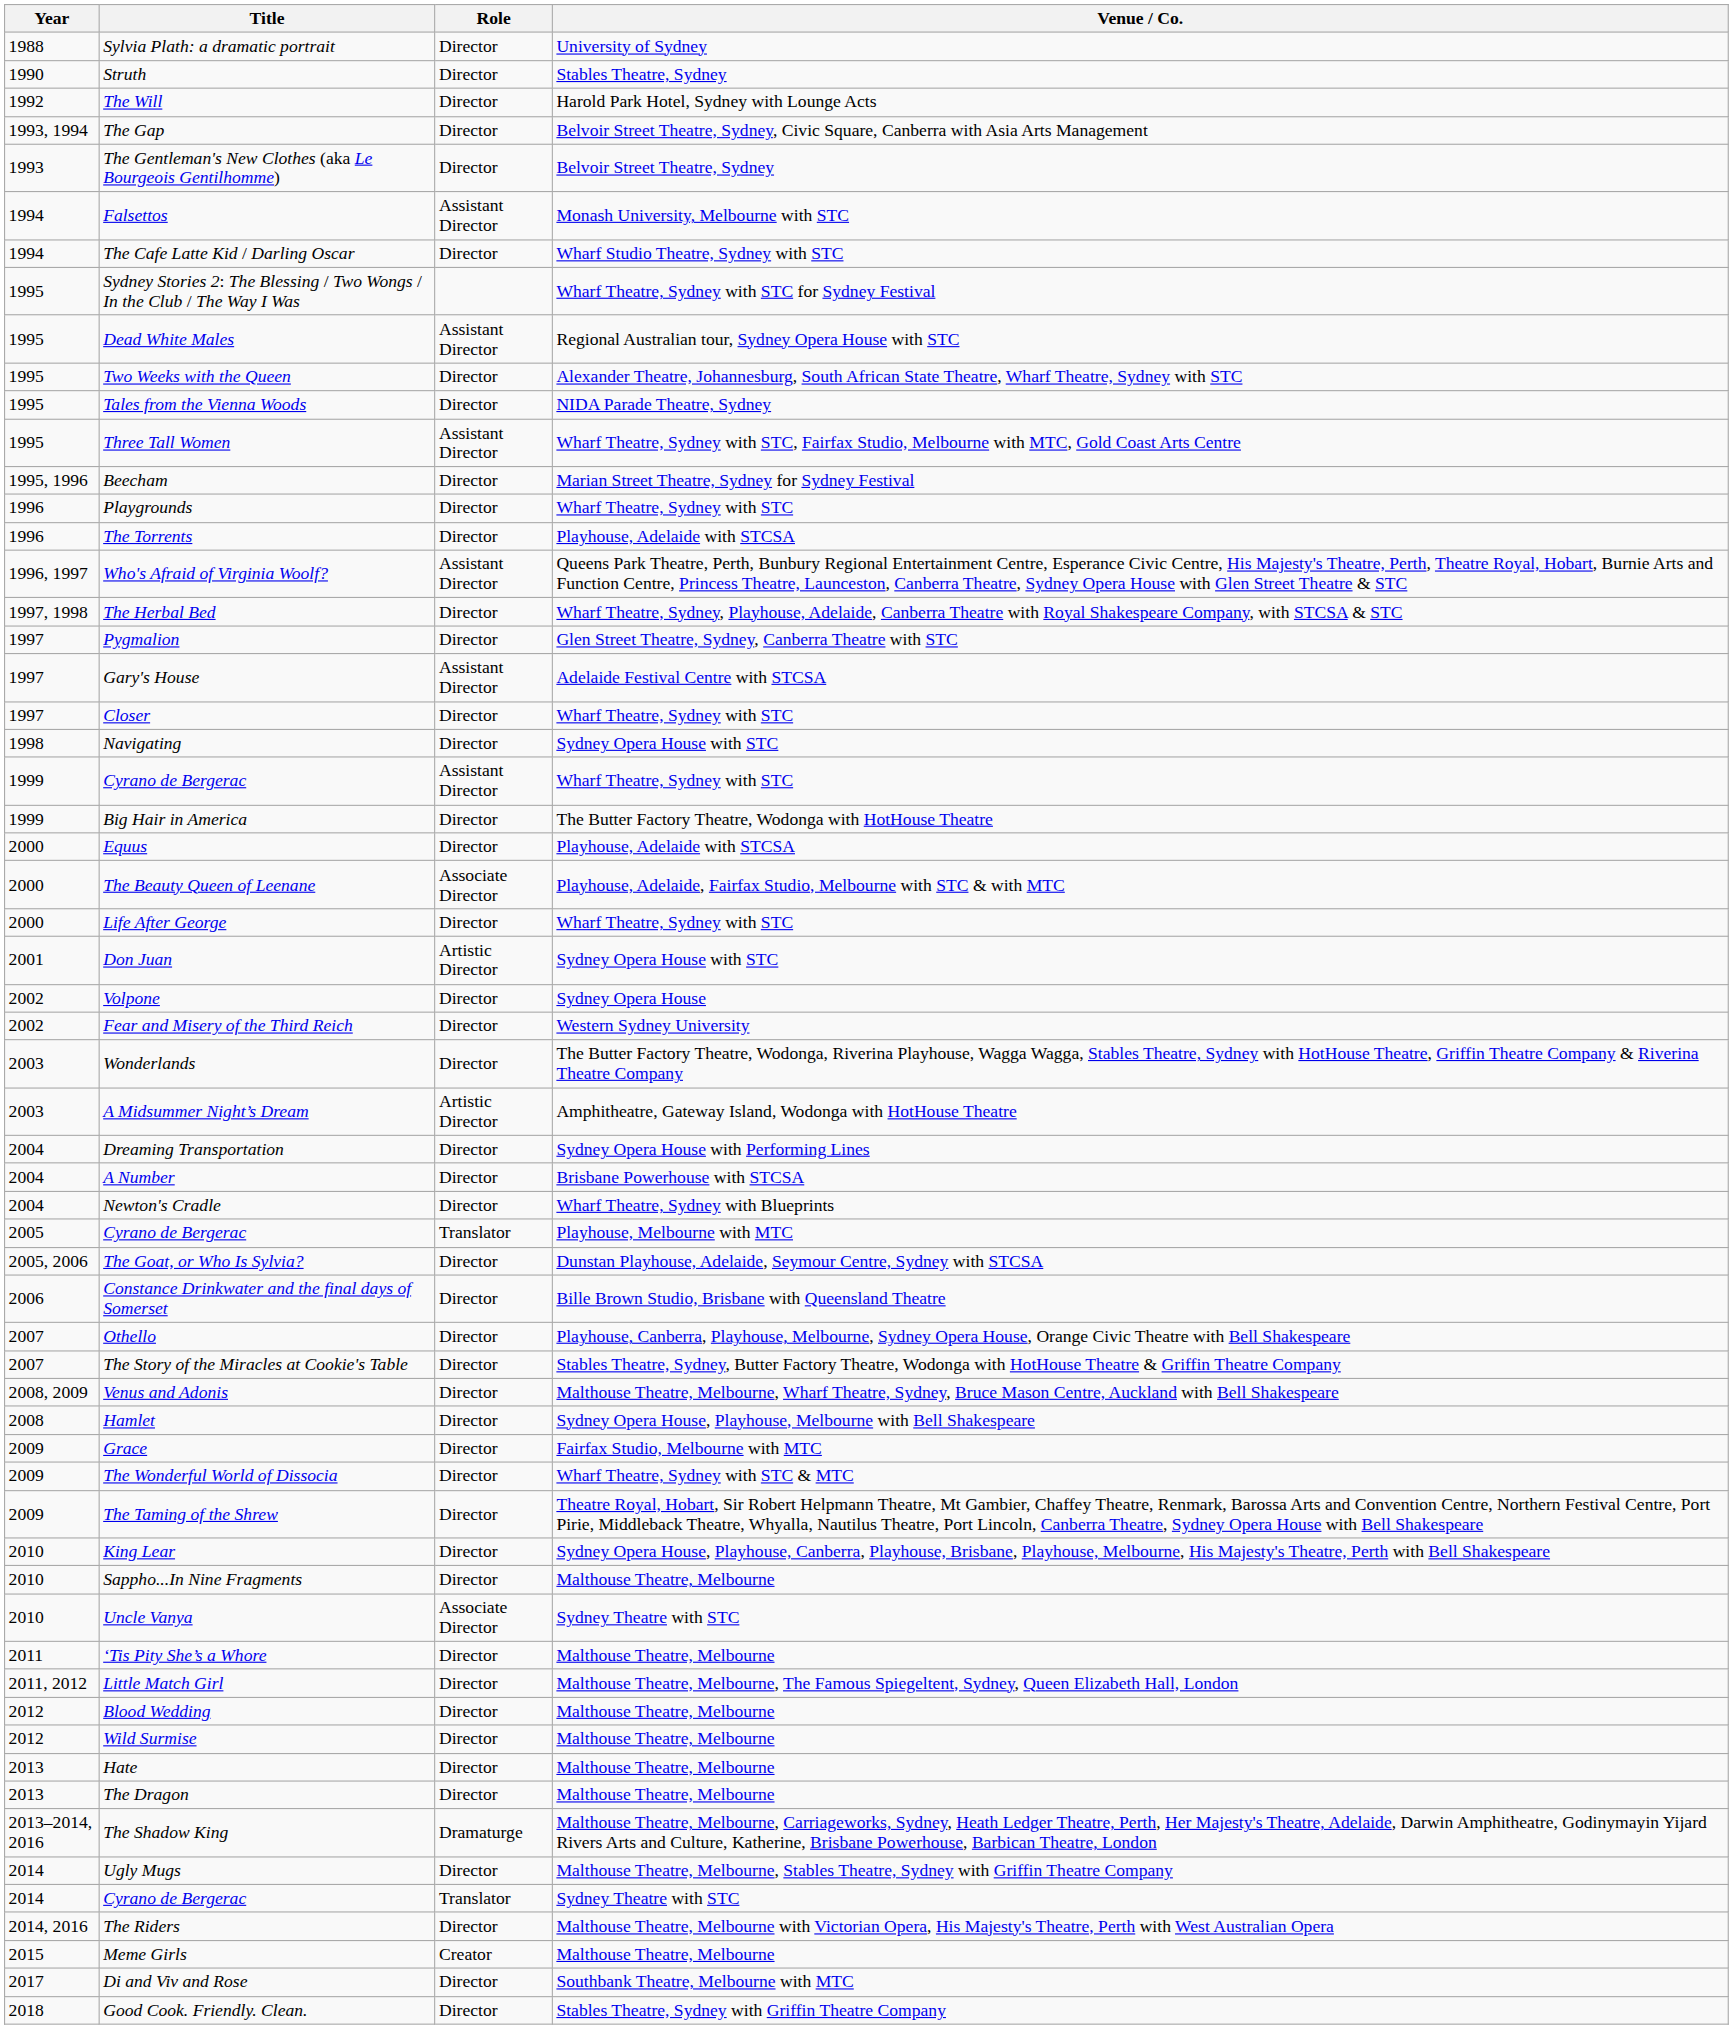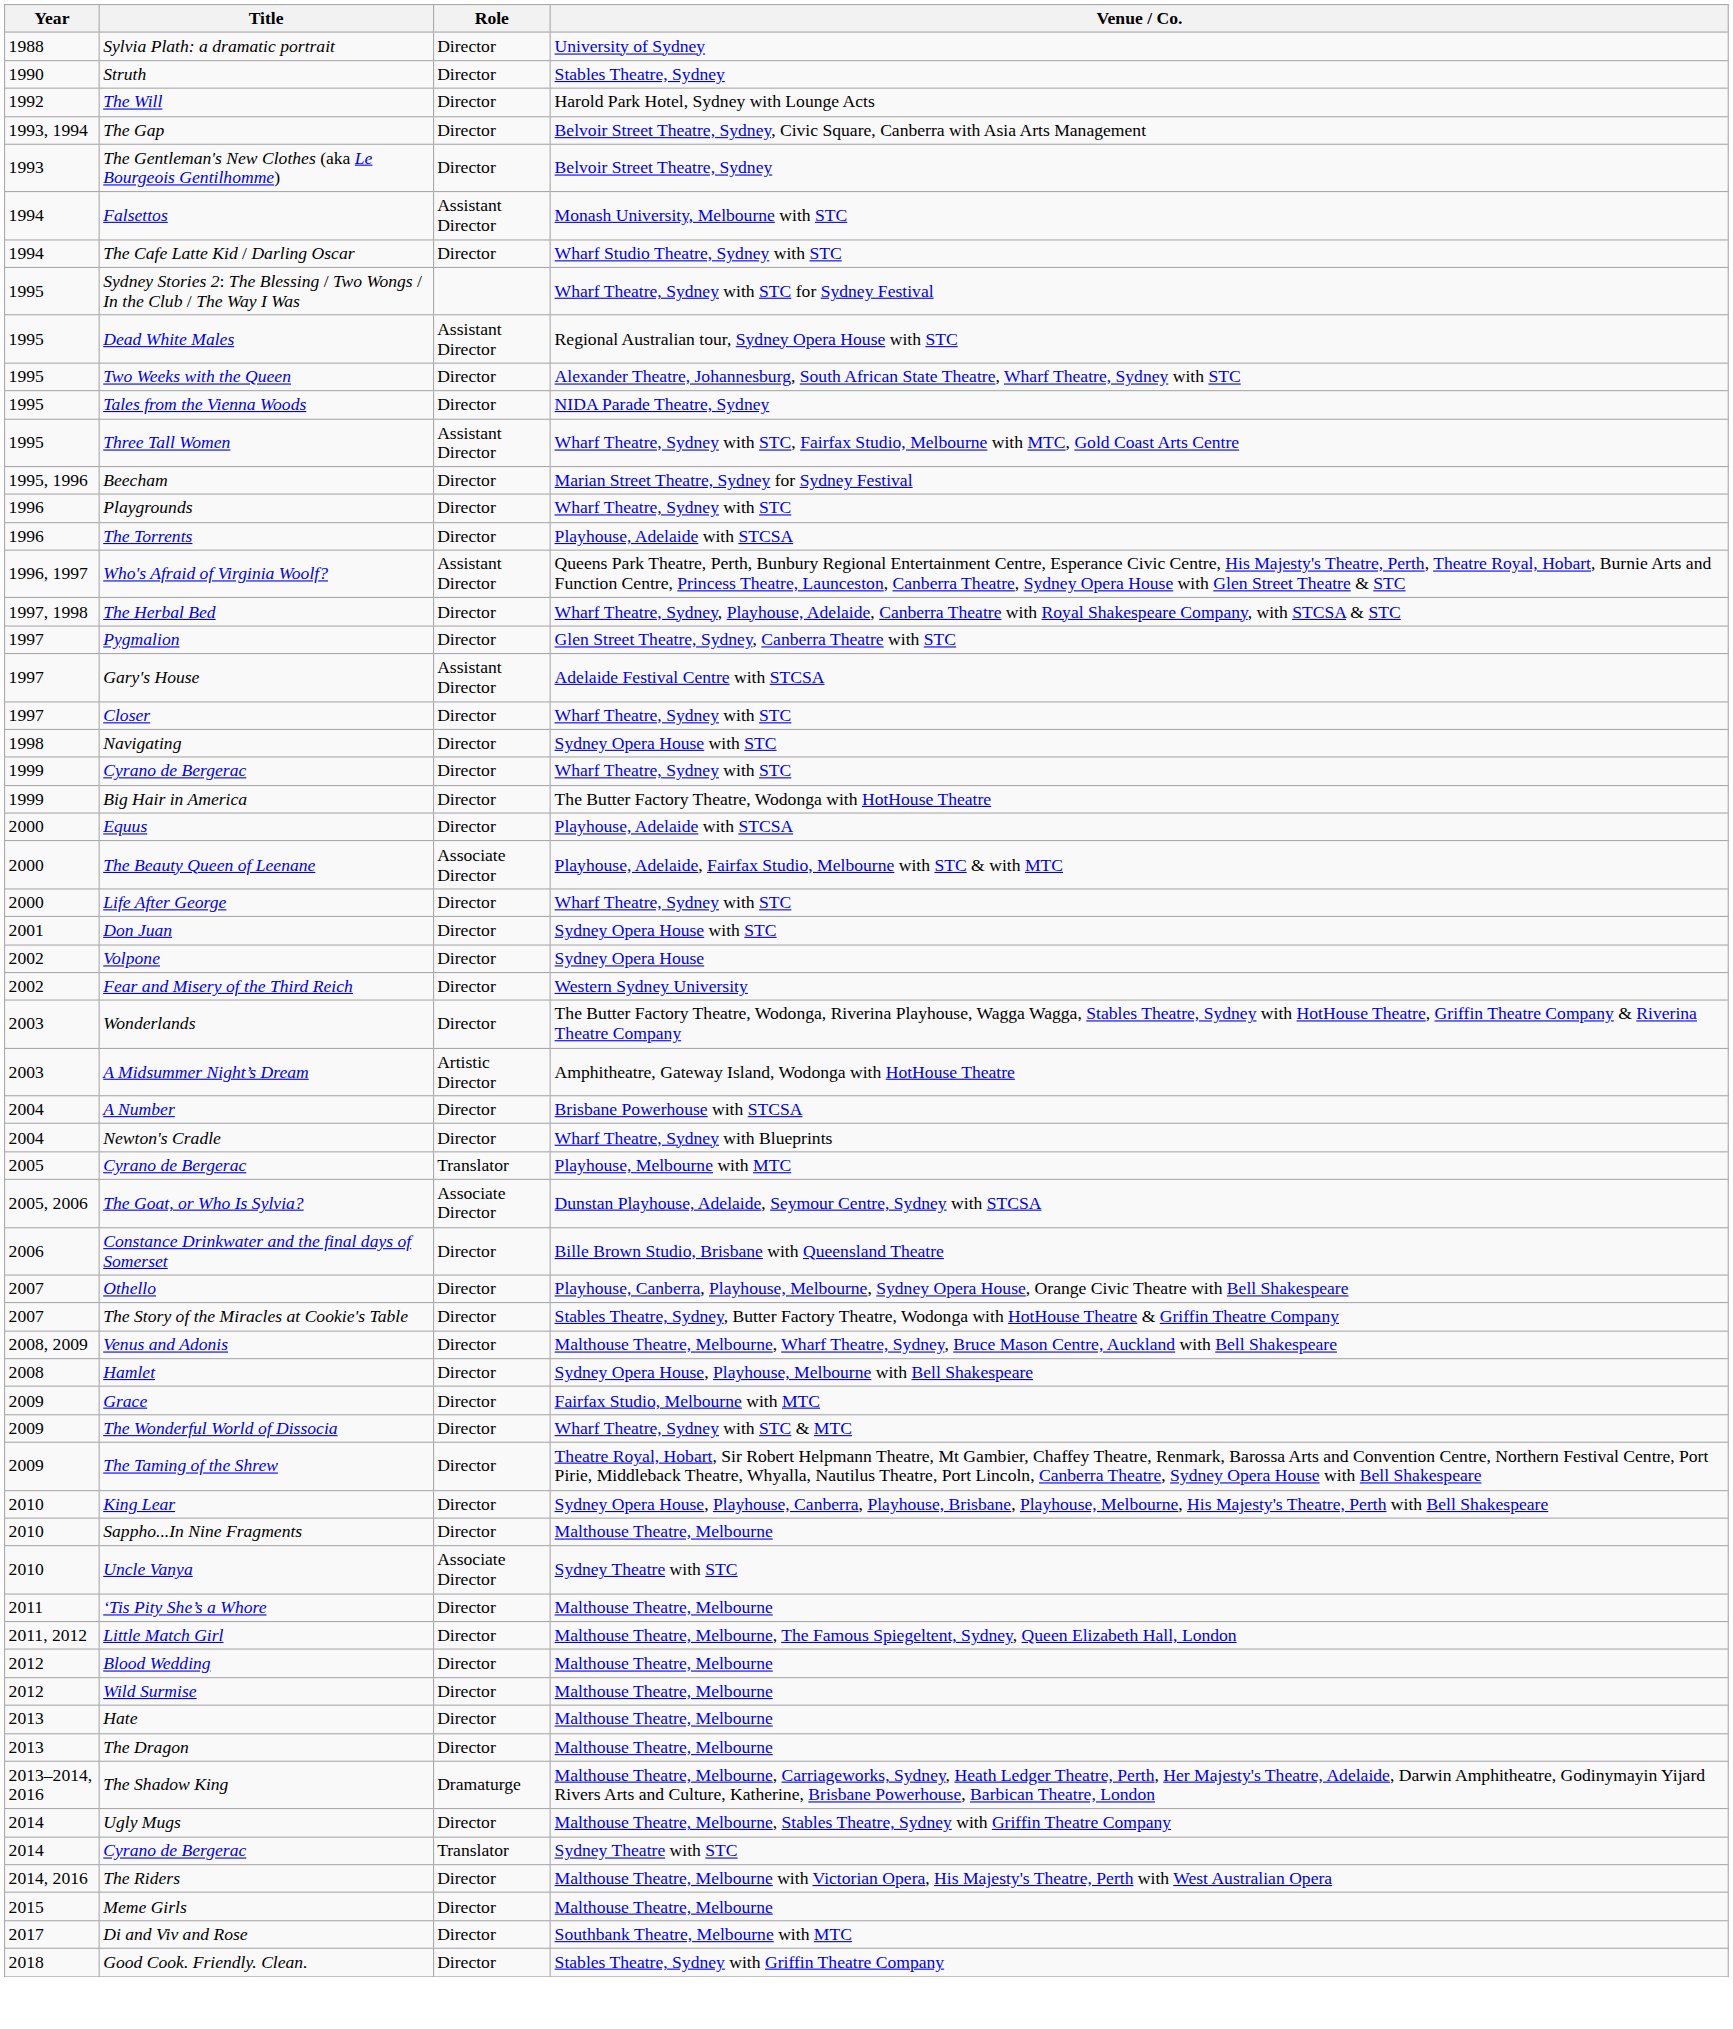(471, 781) Assistant Director -> (466, 771) Director
(468, 960) Artistic Director -> (466, 930) Director
- row: (194, 1149)
(468, 1260) Director -> (471, 1203) Associate Director
(465, 1954) Creator -> (466, 1906) Director
